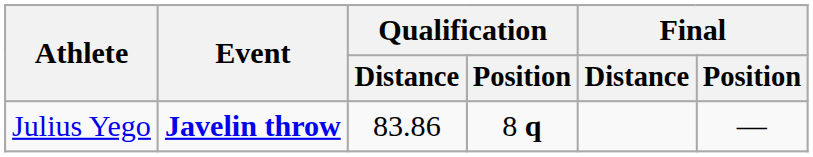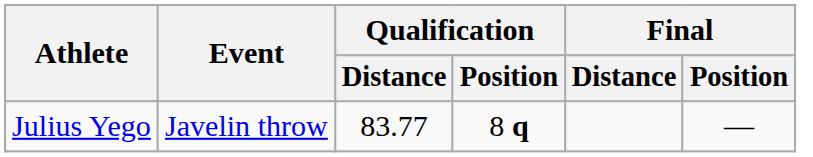(253, 126) bold -> (246, 126) normal
(407, 126) 83.86 -> (394, 126) 83.77
